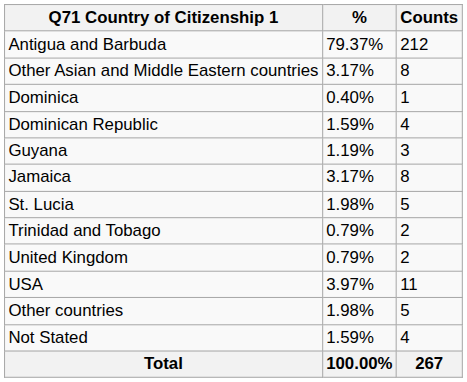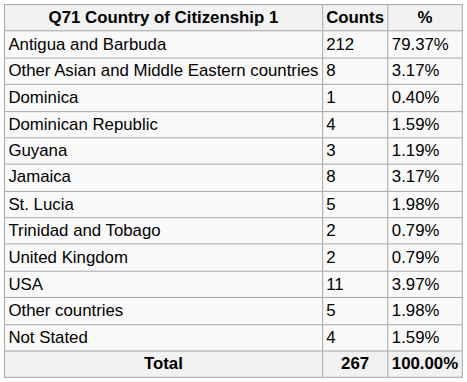columns swapped: (429, 17) <-> (359, 17)
